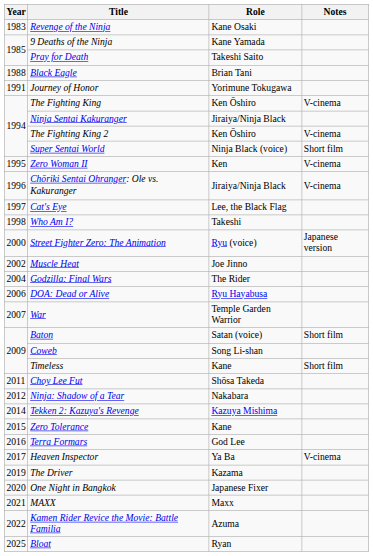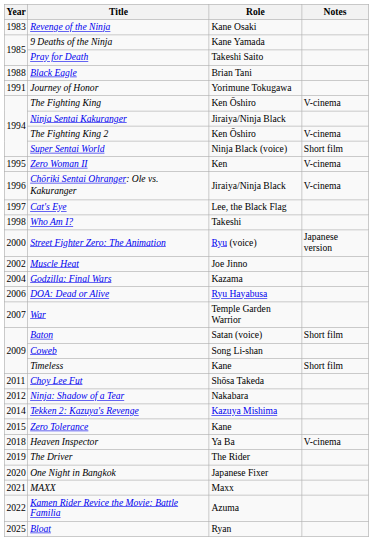(231, 279) The Rider -> (227, 279) Kazama
- row: (59, 442)
(16, 457) 2017 -> (16, 442) 2018
(227, 472) Kazama -> (231, 457) The Rider
